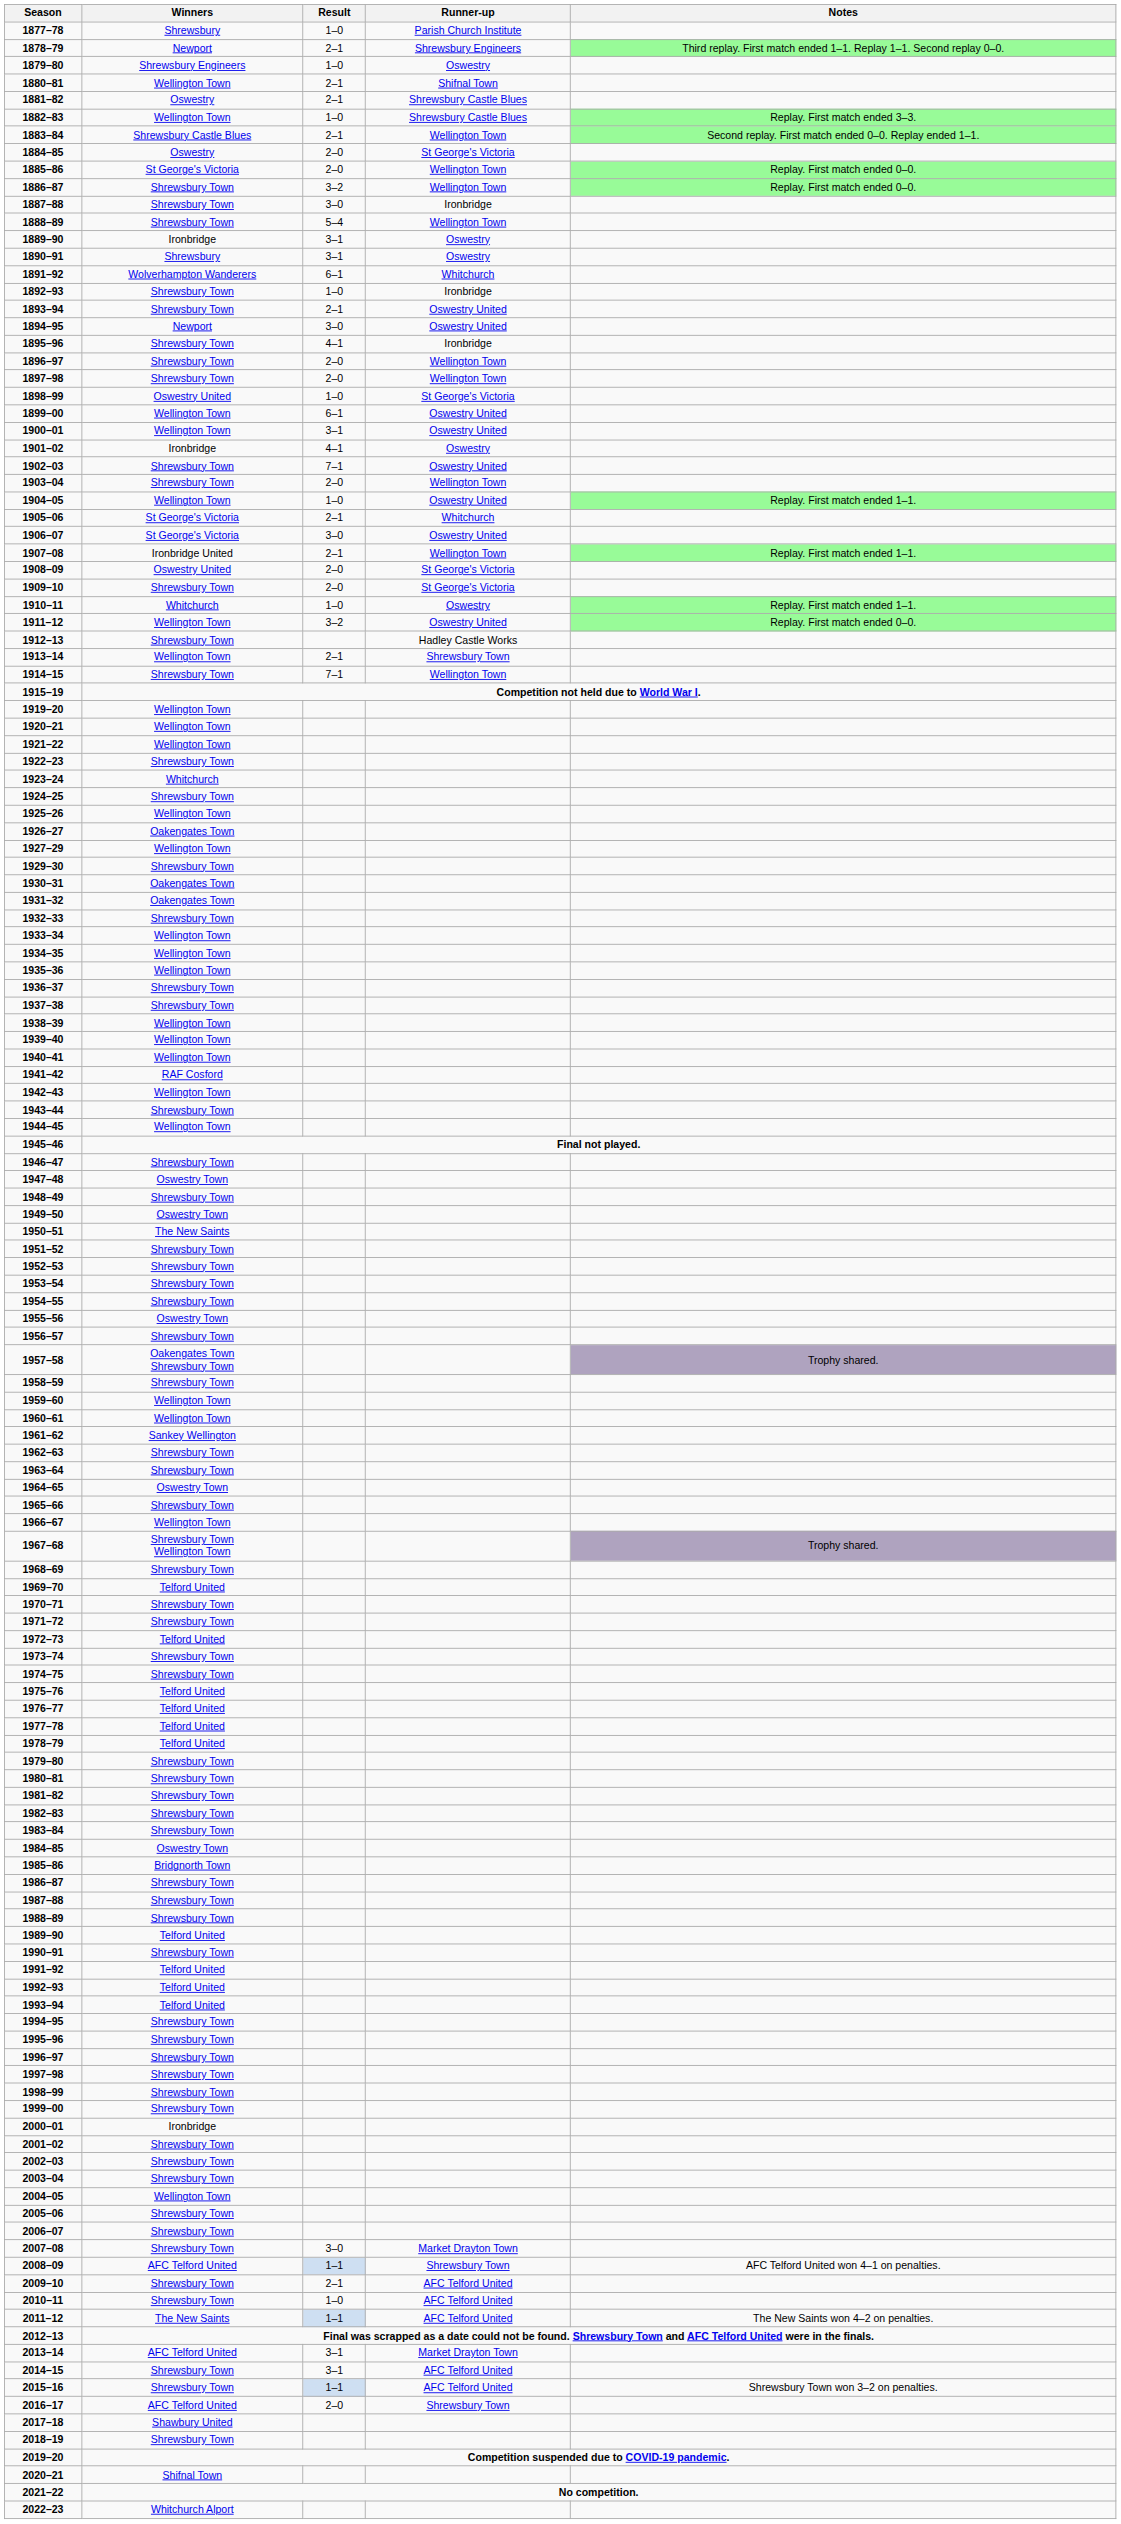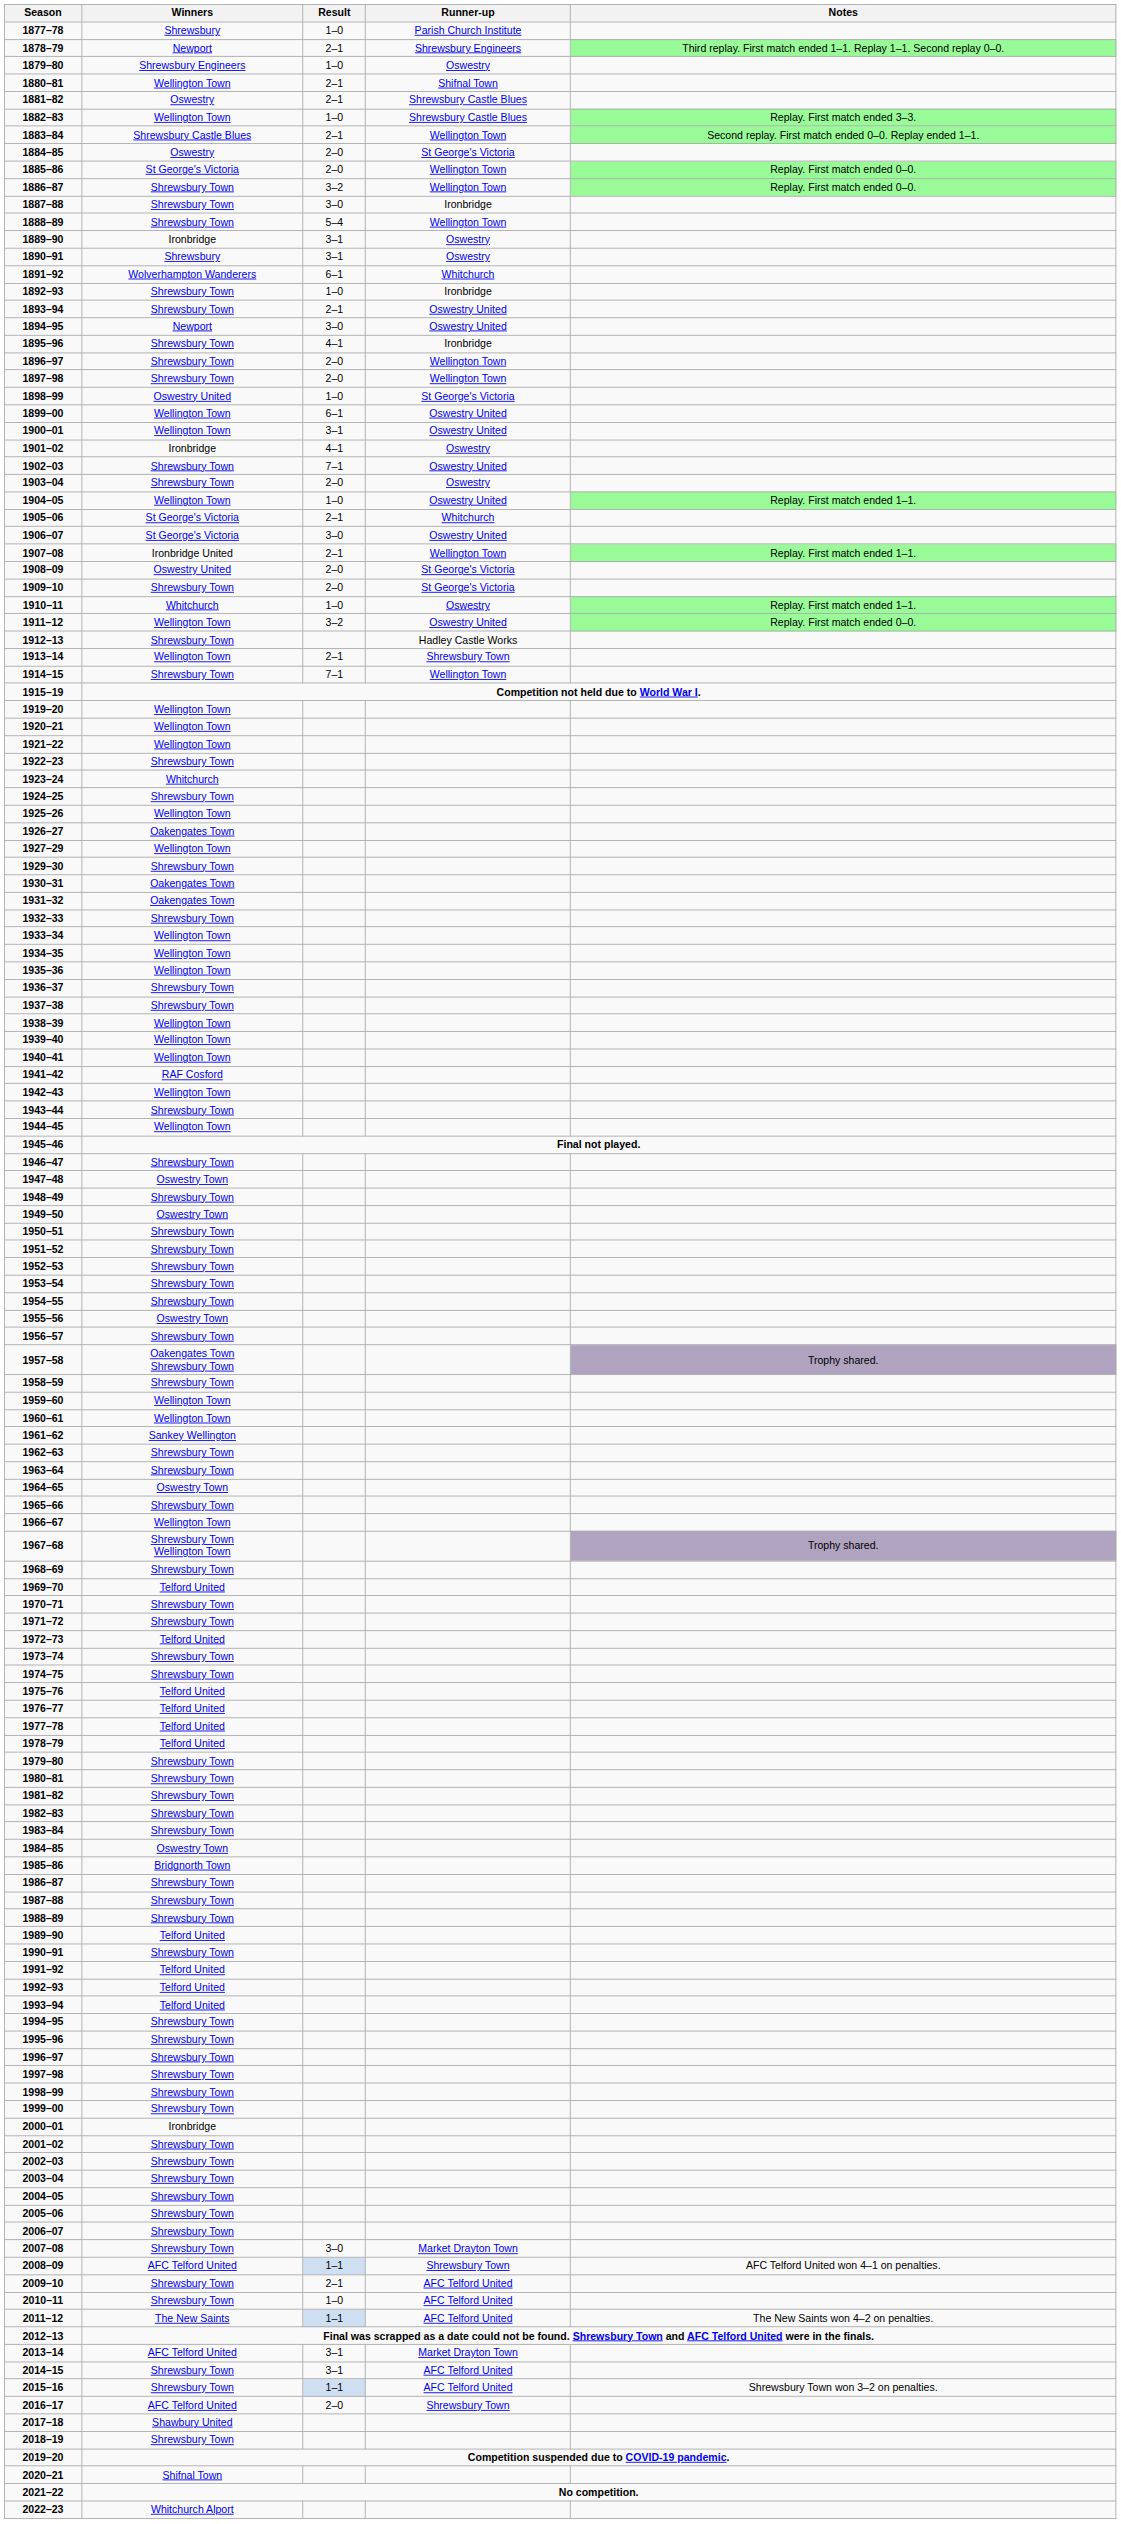(468, 483) Wellington Town -> (468, 483) Oswestry
(192, 1232) The New Saints -> (192, 1232) Shrewsbury Town
(192, 2196) Wellington Town -> (192, 2196) Shrewsbury Town
